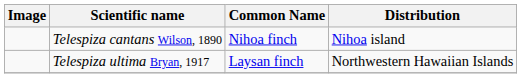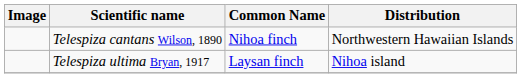(368, 38) Nihoa island -> (422, 38) Northwestern Hawaiian Islands
(422, 61) Northwestern Hawaiian Islands -> (368, 61) Nihoa island
